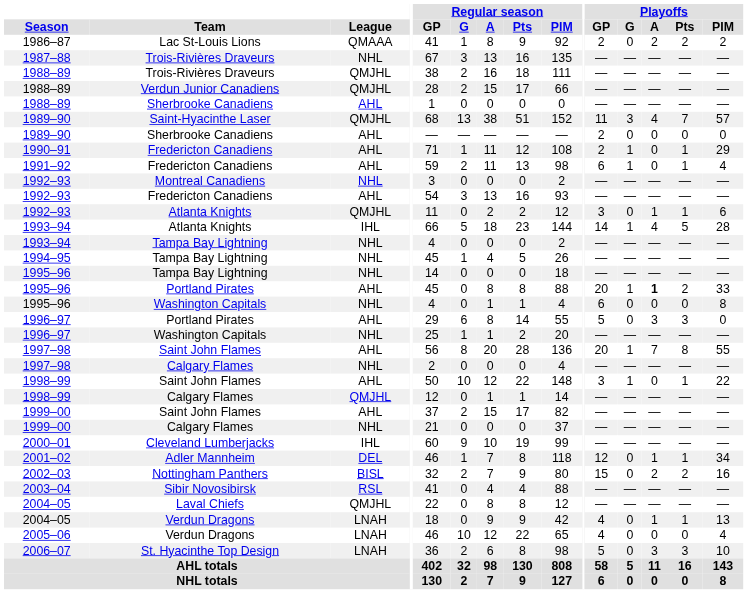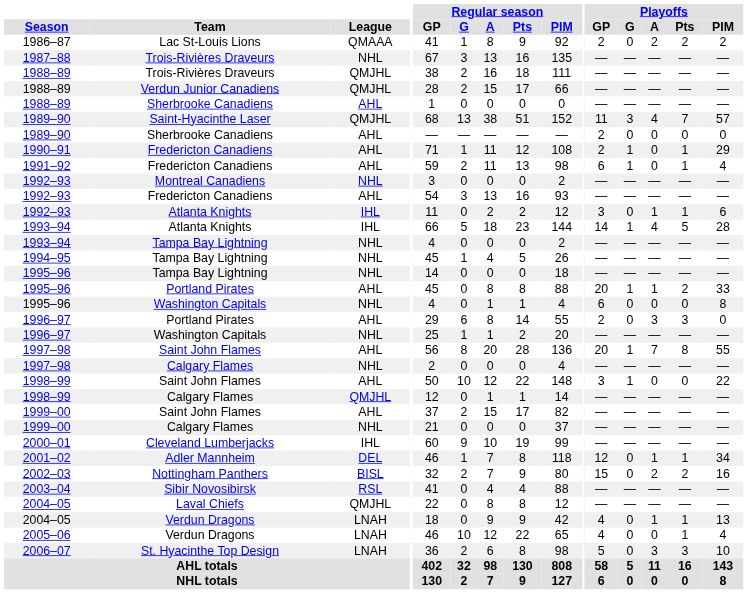(370, 212) QMJHL -> (370, 212) IHL
(654, 289) bold -> (654, 289) normal
(601, 319) 5 -> (601, 319) 2
(685, 381) 1 -> (685, 381) 0
(685, 535) 0 -> (685, 535) 1
